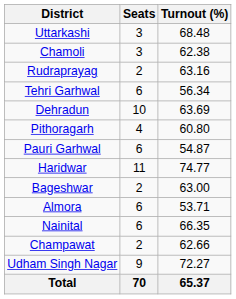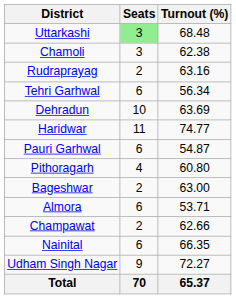(139, 33) no background -> (139, 33) lightgreen background
rows swapped: (62, 168) <-> (62, 129)
rows swapped: (62, 245) <-> (62, 226)
